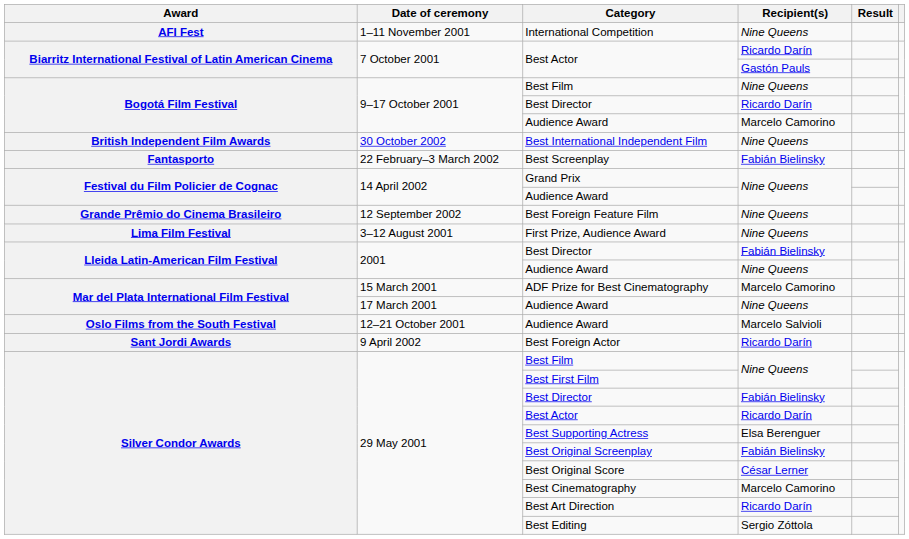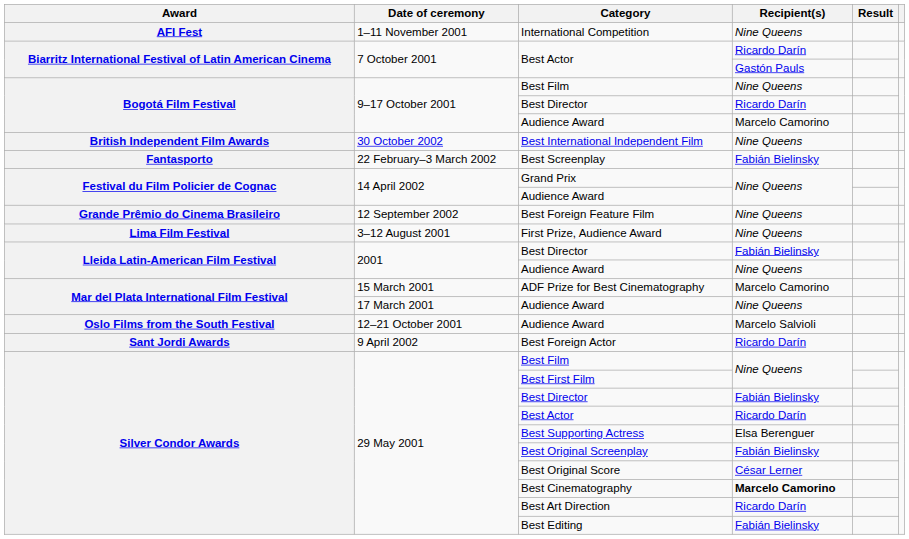(788, 488) normal -> (785, 488) bold
(777, 525) Sergio Zóttola -> (777, 525) Fabián Bielinsky
